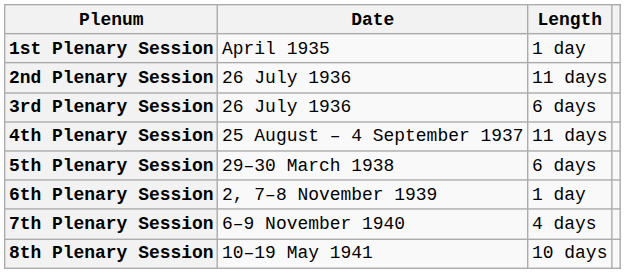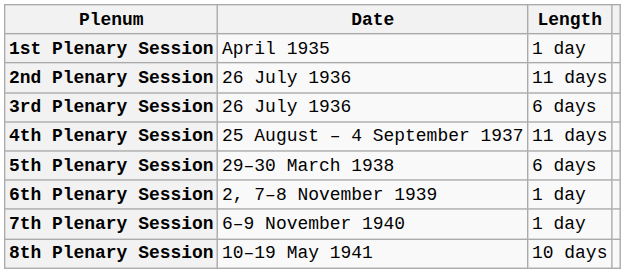(564, 224) 4 days -> (559, 224) 1 day
